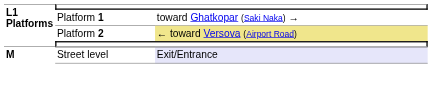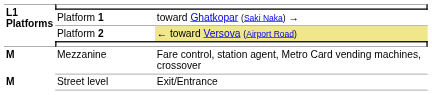+ row: (82, 54)
(187, 55) lavender background -> (187, 82) no background
